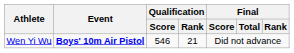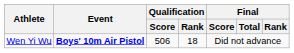(162, 41) 546 -> (162, 41) 506
(192, 41) 21 -> (192, 41) 18
